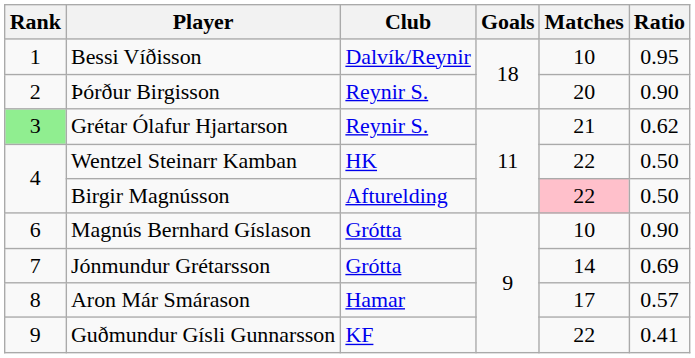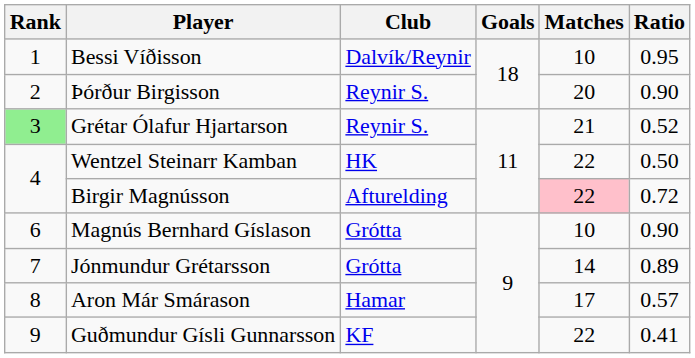(659, 126) 0.62 -> (659, 126) 0.52
(659, 195) 0.50 -> (659, 195) 0.72
(659, 265) 0.69 -> (659, 265) 0.89
